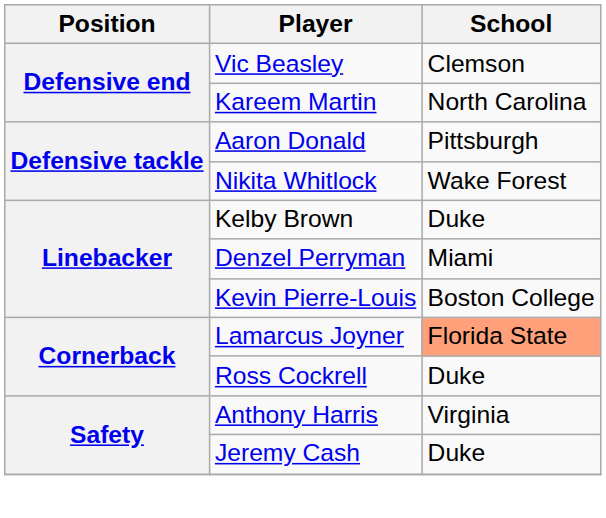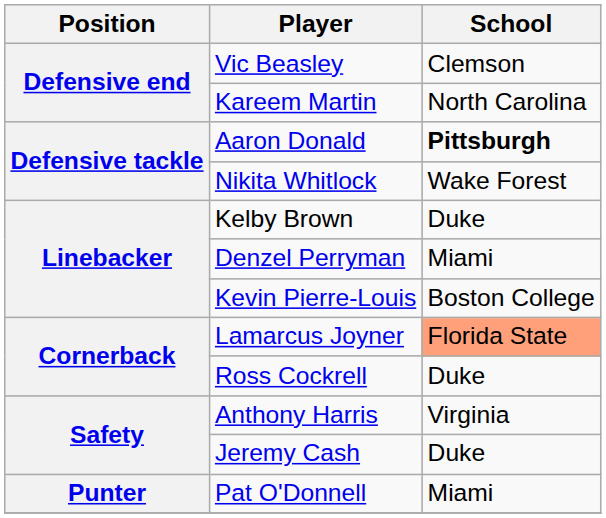(483, 141) normal -> (489, 141) bold
+ row: (291, 492)
